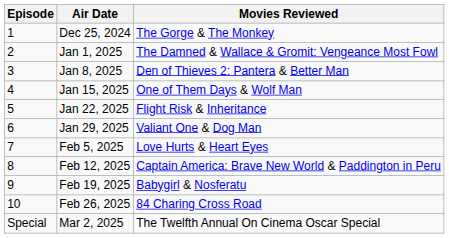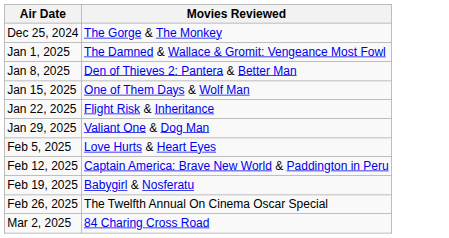- column: (30, 14)
(199, 204) 84 Charing Cross Road -> (206, 204) The Twelfth Annual On Cinema Oscar Special
(258, 223) The Twelfth Annual On Cinema Oscar Special -> (147, 223) 84 Charing Cross Road
